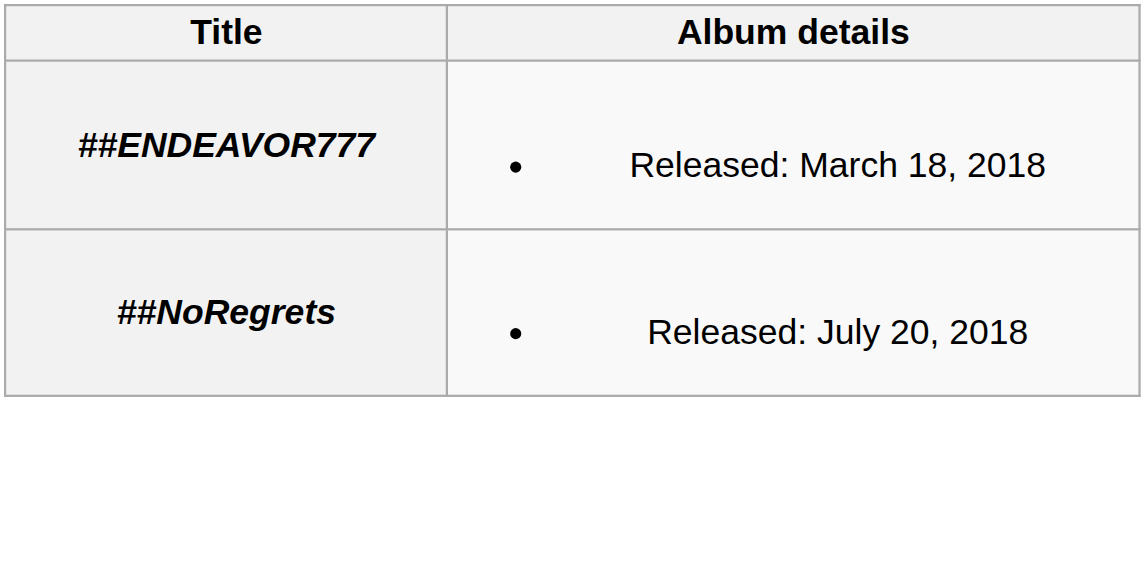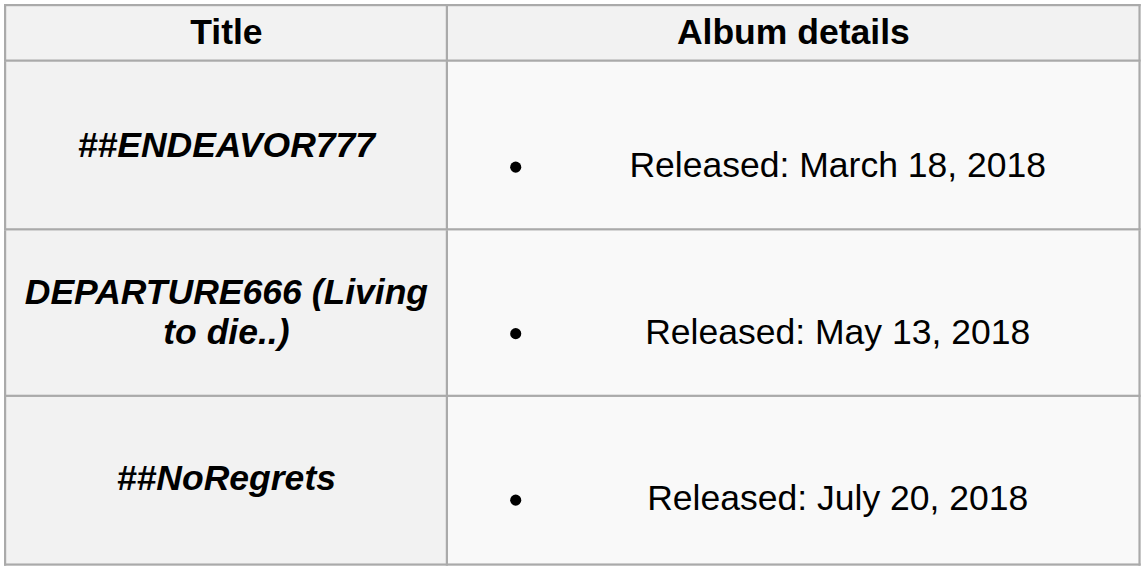+ row: (226, 311)
